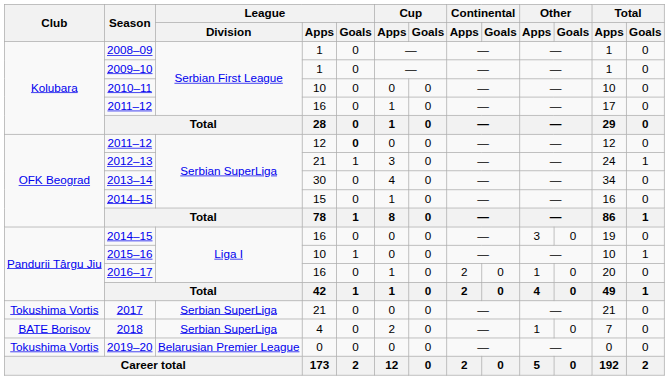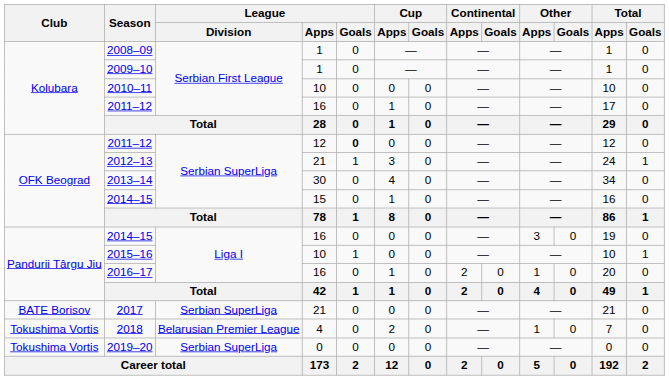(54, 310) Tokushima Vortis -> (54, 310) BATE Borisov
(54, 328) BATE Borisov -> (54, 328) Tokushima Vortis
(229, 328) Serbian SuperLiga -> (229, 328) Belarusian Premier League
(229, 347) Belarusian Premier League -> (229, 347) Serbian SuperLiga
